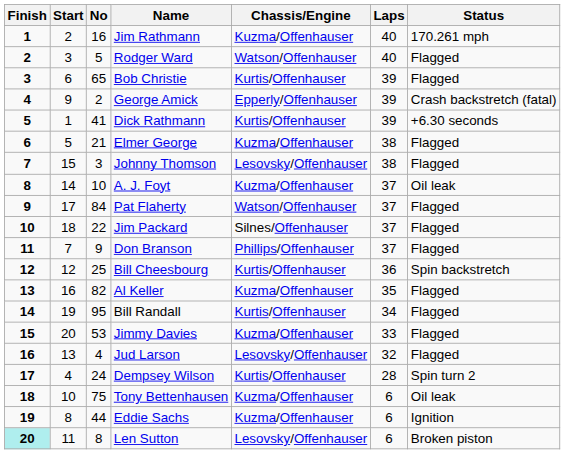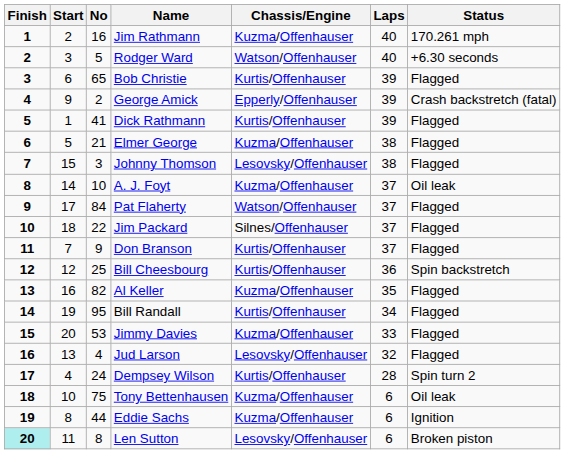(435, 58) Flagged -> (455, 58) +6.30 seconds
(455, 121) +6.30 seconds -> (435, 121) Flagged
(294, 248) Phillips/Offenhauser -> (290, 248) Kurtis/Offenhauser
